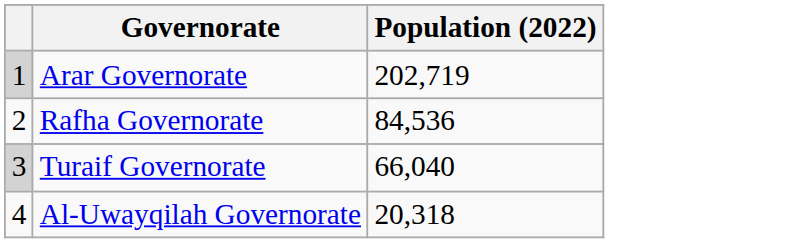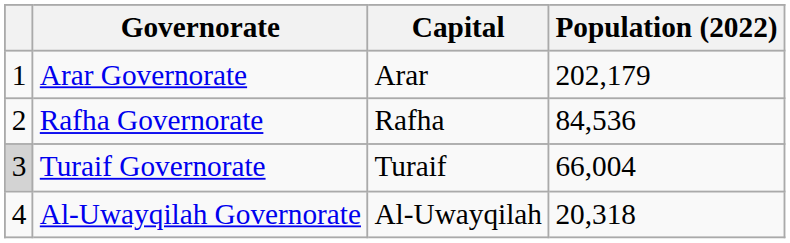+ column: (458, 27)
(19, 74) lightgrey background -> (19, 74) no background
(422, 74) 202,719 -> (603, 74) 202,179
(415, 167) 66,040 -> (596, 167) 66,004
